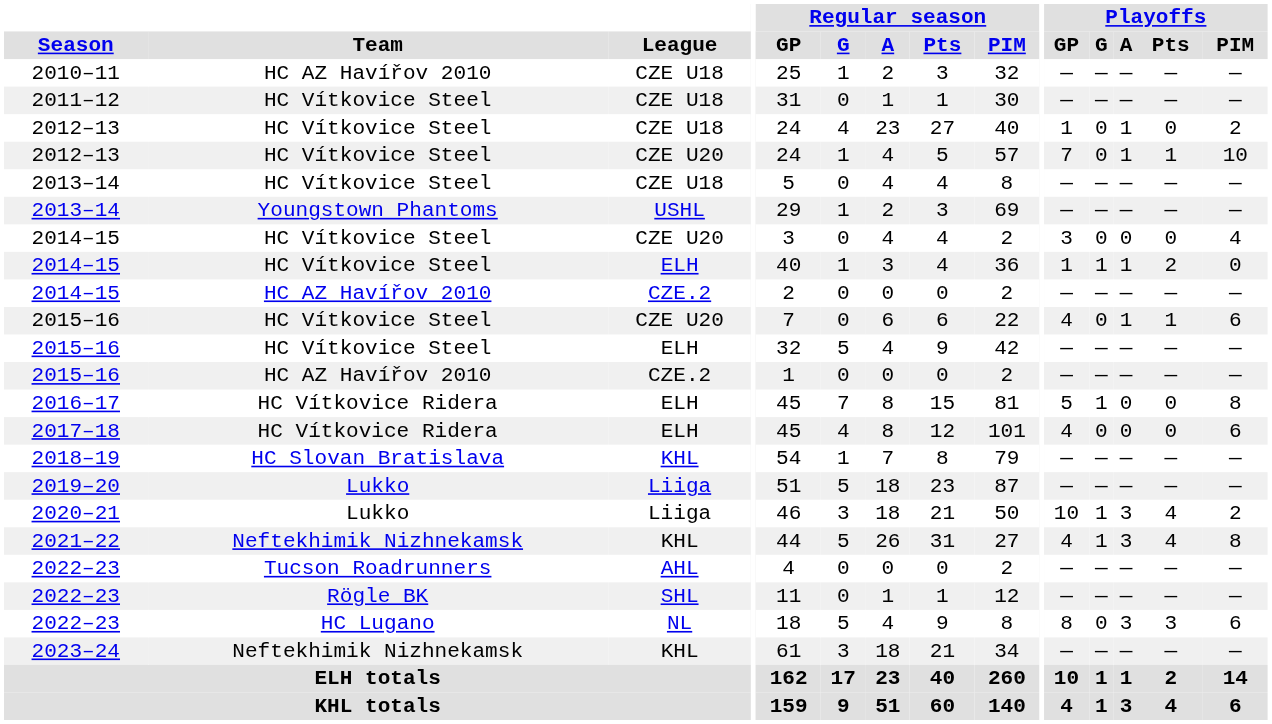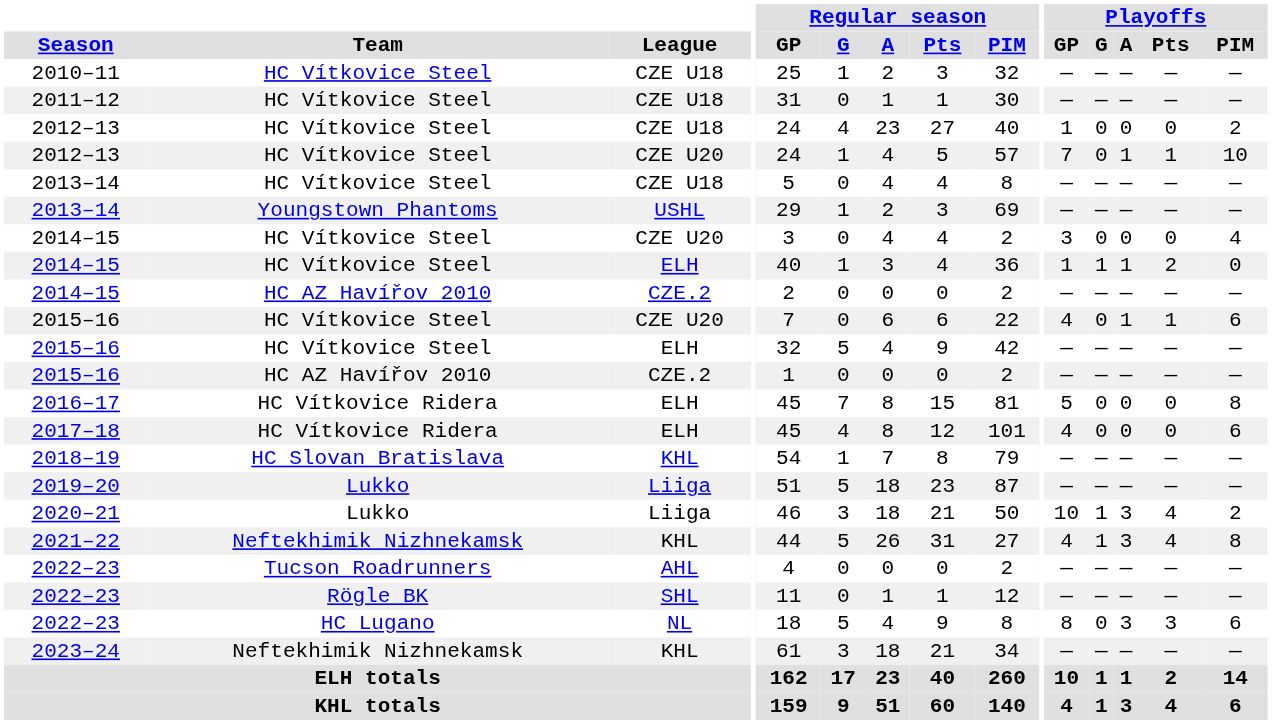(378, 73) HC AZ Havířov 2010 -> (378, 73) HC Vítkovice Steel
(1126, 128) 1 -> (1126, 128) 0
(1101, 403) 1 -> (1101, 403) 0
